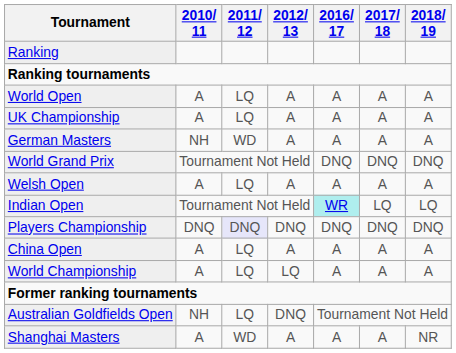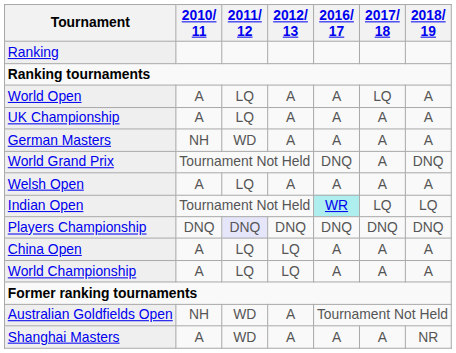(382, 96) A -> (382, 96) LQ
(382, 162) DNQ -> (382, 162) A
(291, 249) A -> (291, 249) LQ
(245, 315) LQ -> (245, 315) WD
(291, 315) DNQ -> (291, 315) A
